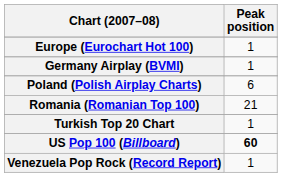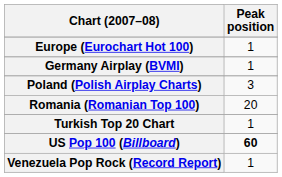(251, 85) 6 -> (251, 85) 3
(251, 104) 21 -> (251, 104) 20
